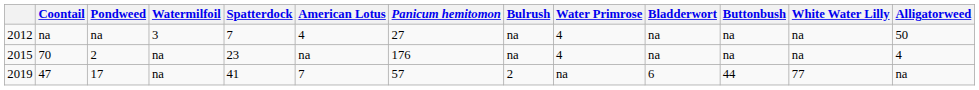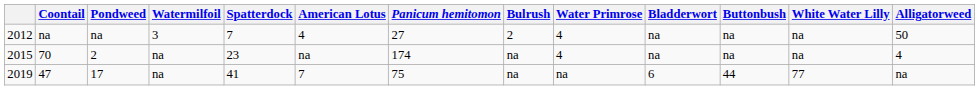(513, 34) na -> (510, 34) 2
(401, 54) 176 -> (401, 54) 174
(398, 74) 57 -> (398, 74) 75
(510, 74) 2 -> (513, 74) na
